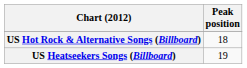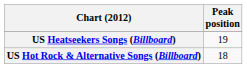rows swapped: (104, 39) <-> (104, 55)
